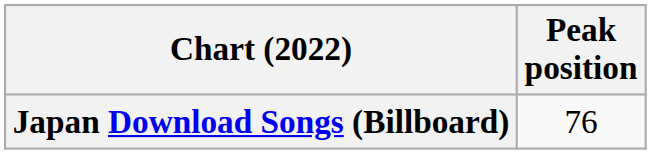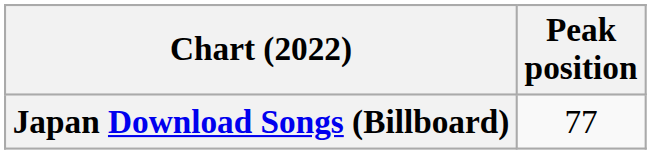(581, 121) 76 -> (581, 121) 77
